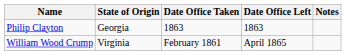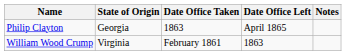(253, 27) 1863 -> (265, 27) April 1865
(265, 43) April 1865 -> (253, 43) 1863
